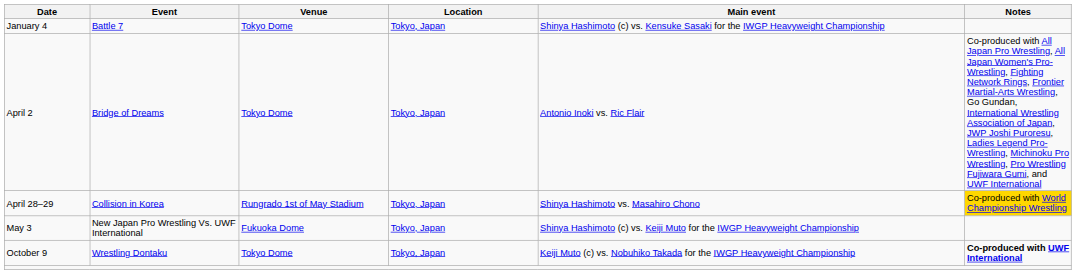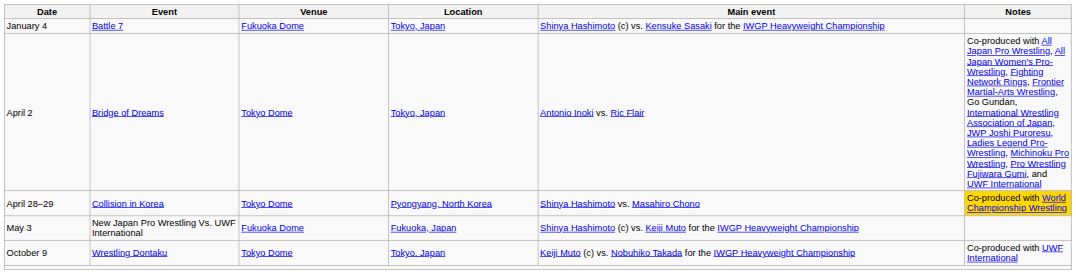(267, 26) Tokyo Dome -> (273, 26) Fukuoka Dome
(302, 203) Rungrado 1st of May Stadium -> (267, 203) Tokyo Dome
(418, 203) Tokyo, Japan -> (441, 203) Pyongyang, North Korea
(418, 228) Tokyo, Japan -> (424, 228) Fukuoka, Japan
(1018, 252) bold -> (1015, 252) normal
